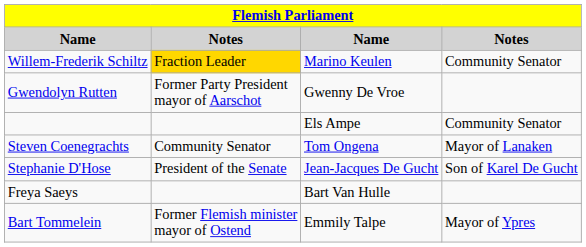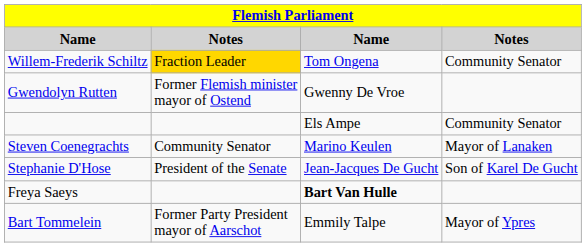(348, 61) Marino Keulen -> (341, 61) Tom Ongena
(221, 92) Former Party President mayor of Aarschot -> (226, 92) Former Flemish minister mayor of Ostend
(341, 146) Tom Ongena -> (348, 146) Marino Keulen
(347, 191) normal -> (350, 191) bold
(226, 222) Former Flemish minister mayor of Ostend -> (221, 222) Former Party President mayor of Aarschot
